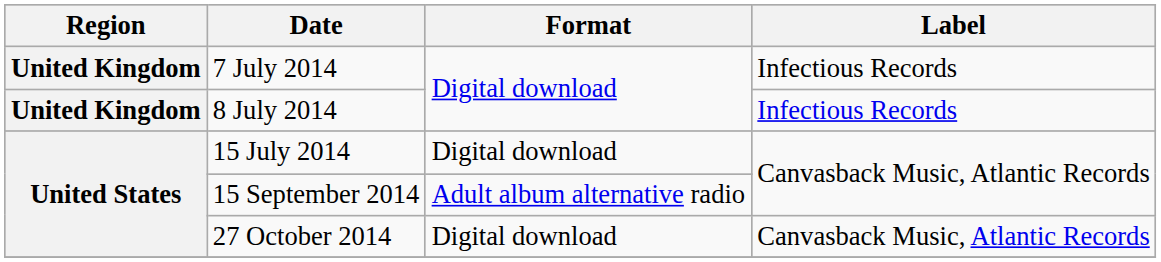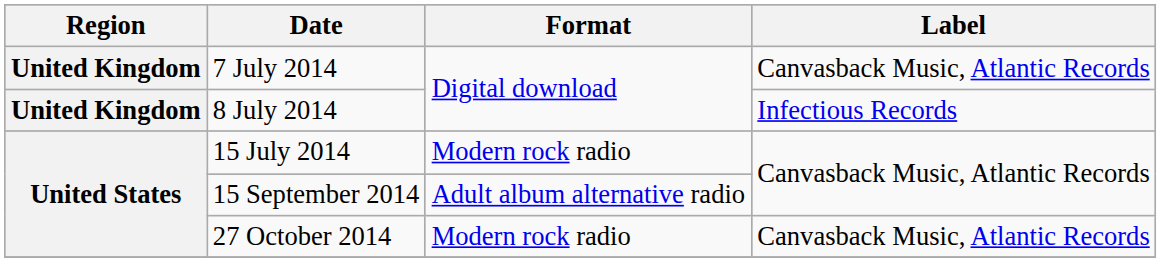(857, 67) Infectious Records -> (954, 67) Canvasback Music, Atlantic Records
(524, 151) Digital download -> (531, 151) Modern rock radio
(524, 236) Digital download -> (531, 236) Modern rock radio
